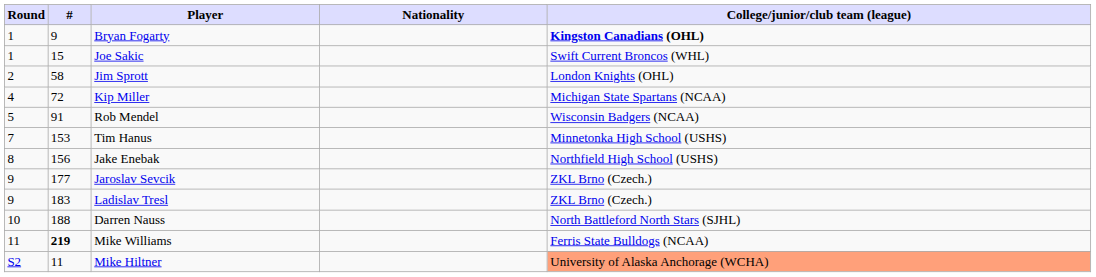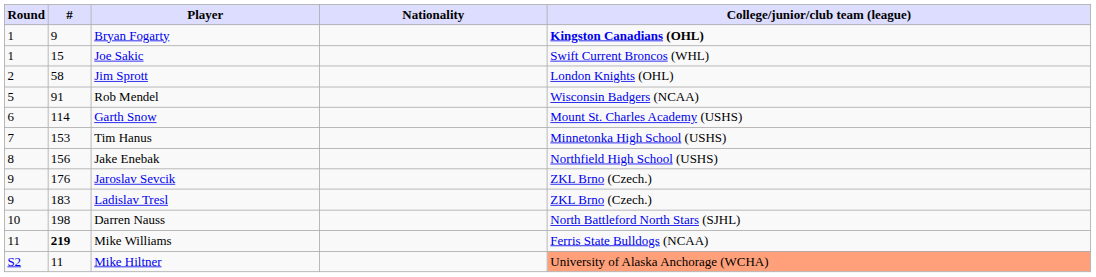- row: (122, 96)
+ row: (125, 117)
(61, 179) 177 -> (61, 179) 176
(61, 220) 188 -> (61, 220) 198
